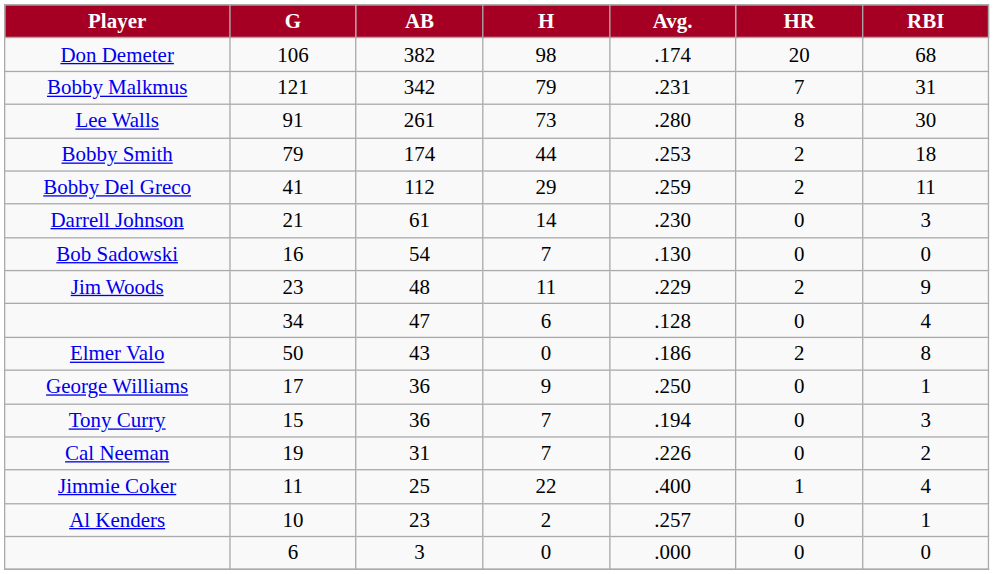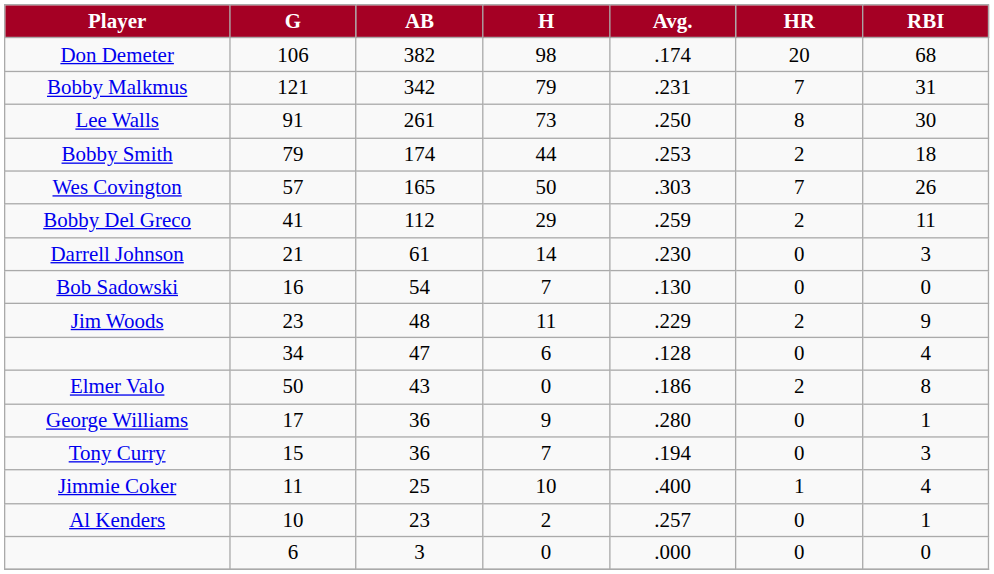(673, 120) .280 -> (673, 120) .250
+ row: (117, 187)
(673, 386) .250 -> (673, 420) .280
- row: (117, 453)
(546, 486) 22 -> (546, 486) 10
